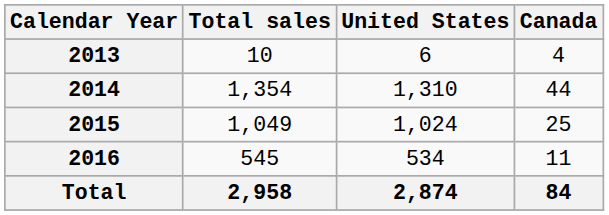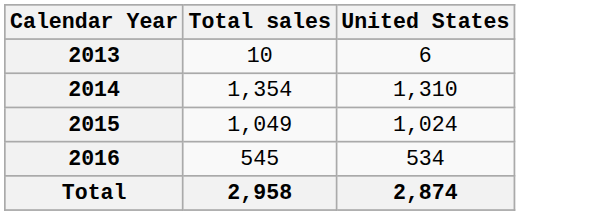- column: (559, 22)
